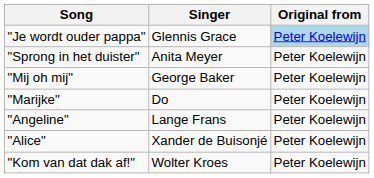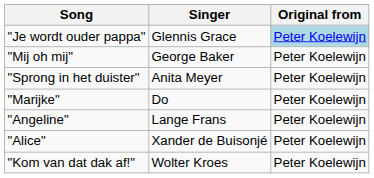rows swapped: (40, 78) <-> (73, 57)
